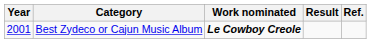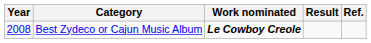(19, 30) 2001 -> (19, 30) 2008
